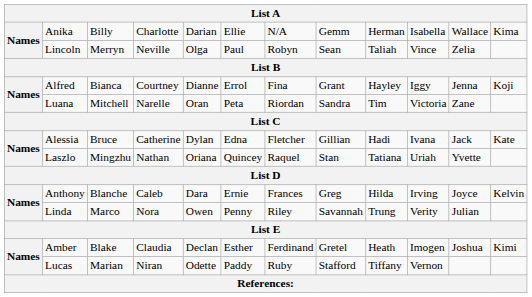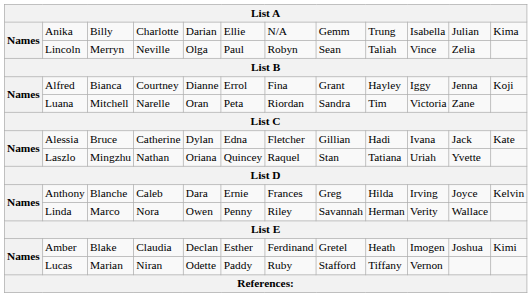(386, 31) Herman -> (382, 31) Trung
(470, 31) Wallace -> (465, 31) Julian
(382, 211) Trung -> (386, 211) Herman
(465, 211) Julian -> (470, 211) Wallace
